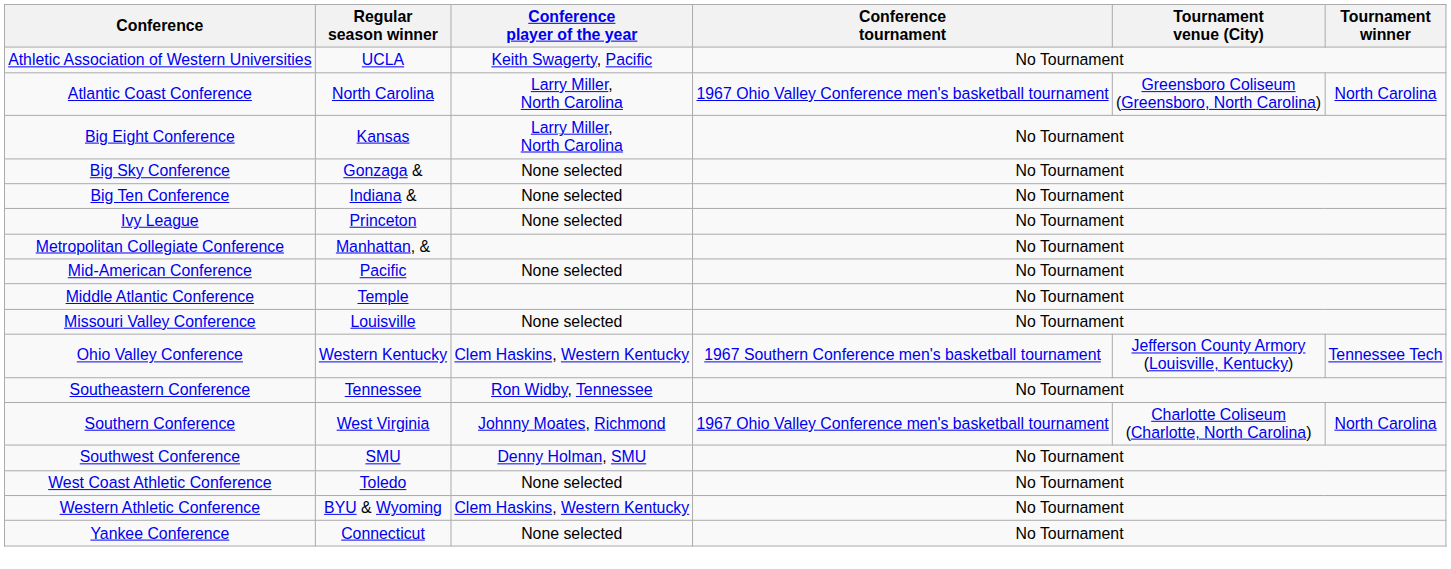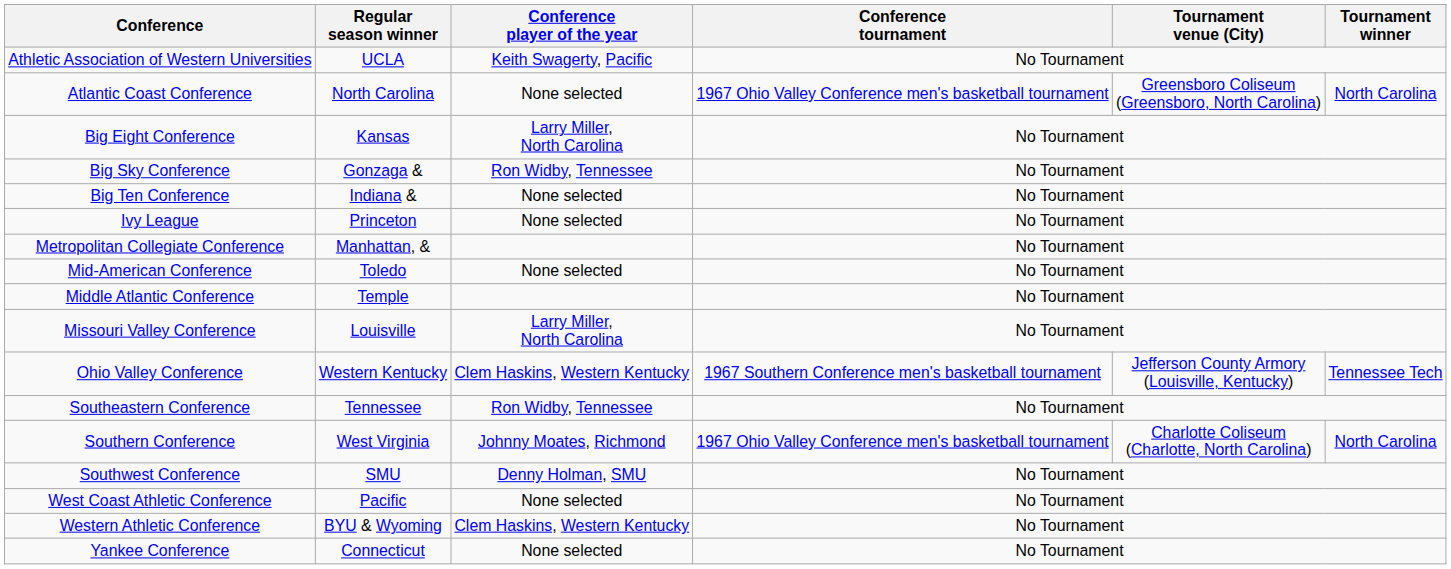(572, 94) Larry Miller, North Carolina -> (572, 94) None selected
(572, 171) None selected -> (572, 171) Ron Widby, Tennessee
(383, 271) Pacific -> (383, 271) Toledo
(572, 321) None selected -> (572, 330) Larry Miller, North Carolina
(383, 482) Toledo -> (383, 500) Pacific
